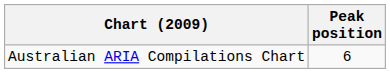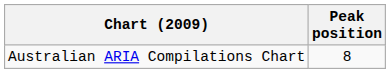(347, 57) 6 -> (347, 57) 8
